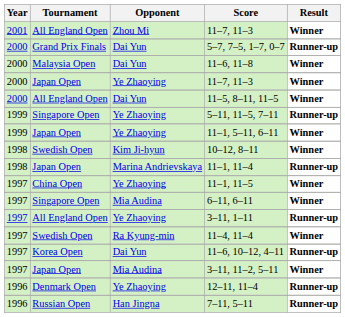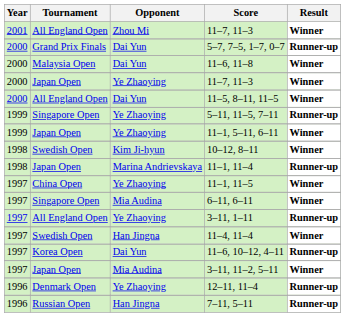(144, 235) Ra Kyung-min -> (136, 235) Han Jingna
